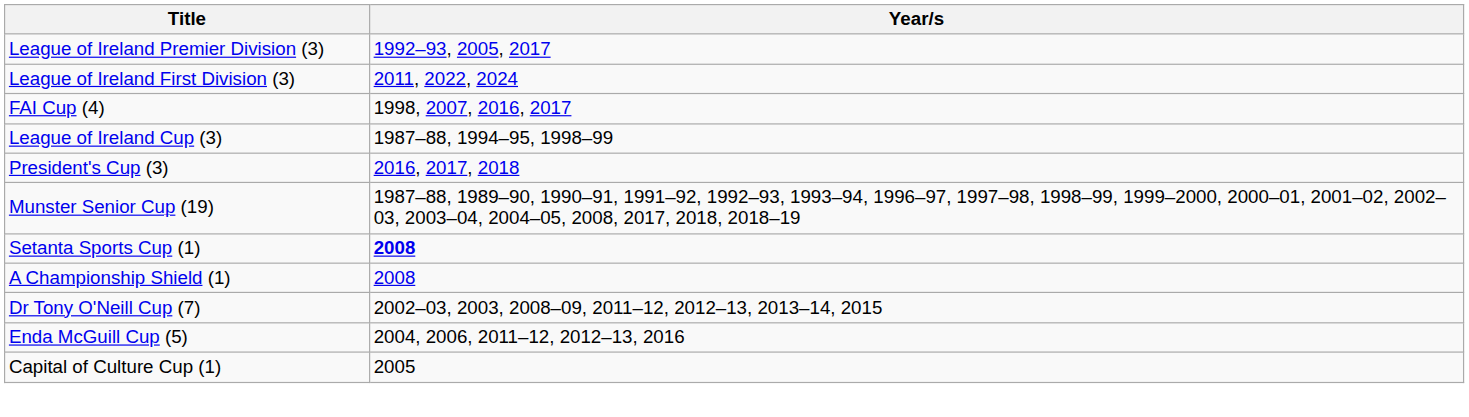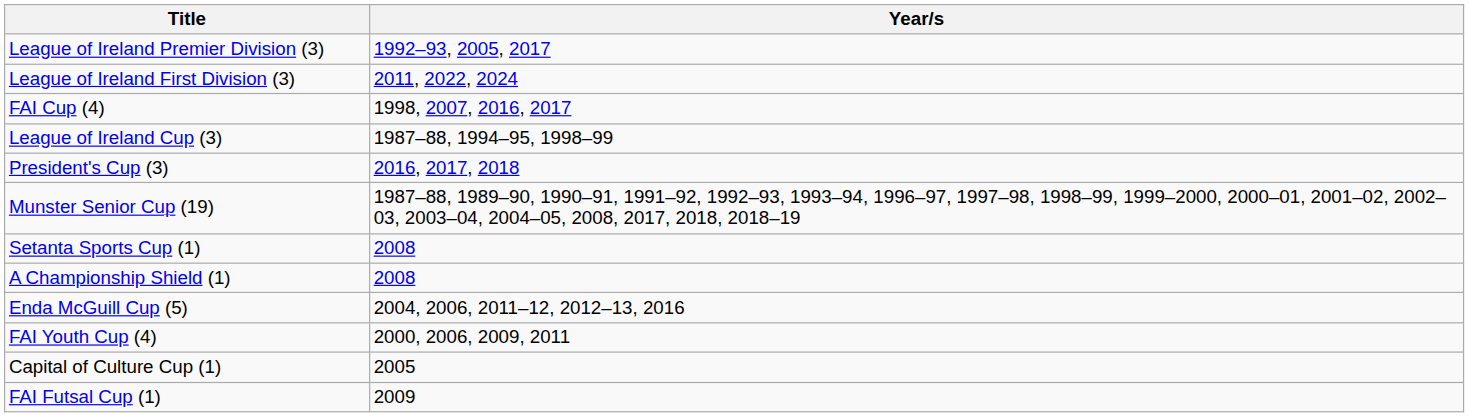(394, 248) bold -> (394, 248) normal
- row: (105, 307)
+ row: (83, 337)
+ row: (85, 396)
